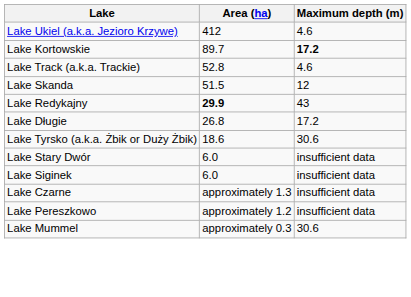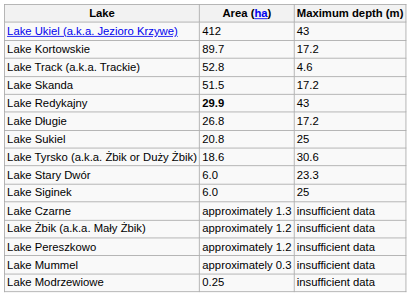(305, 31) 4.6 -> (303, 31) 43
(308, 49) bold -> (308, 49) normal
(303, 85) 12 -> (308, 85) 17.2
+ row: (36, 139)
(336, 157) insufficient data -> (308, 175) 23.3
(336, 175) insufficient data -> (303, 193) 25
+ row: (76, 229)
(308, 229) 30.6 -> (336, 265) insufficient data
+ row: (55, 283)
